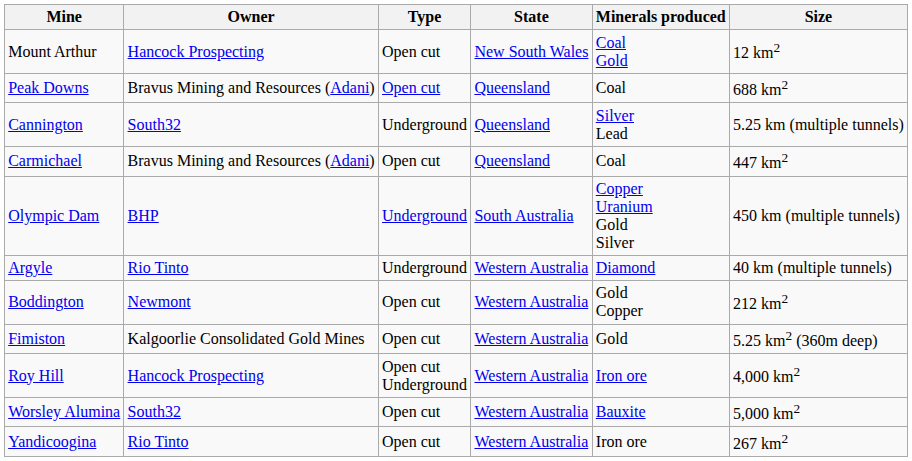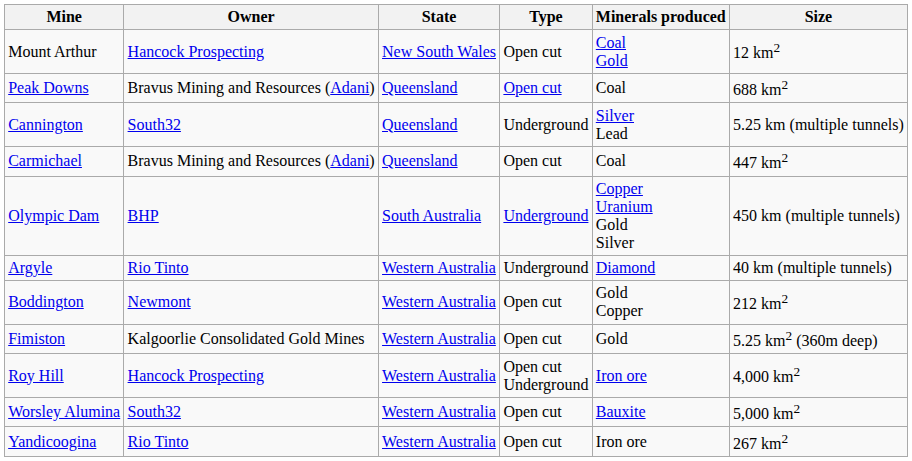columns swapped: (531, 17) <-> (425, 17)
